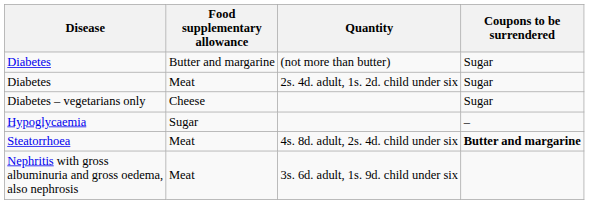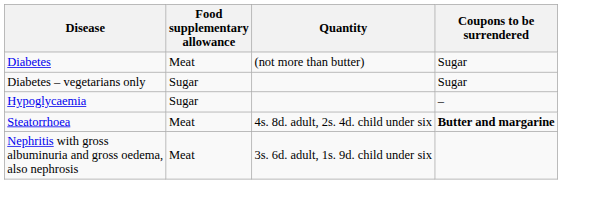(222, 62) Butter and margarine -> (182, 62) Meat
- row: (29, 82)
(187, 101) Cheese -> (184, 82) Sugar
